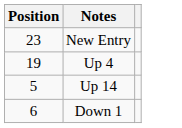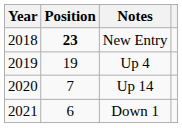+ column: (23, 16)
(34, 39) normal -> (70, 39) bold
(34, 87) 5 -> (70, 87) 7
